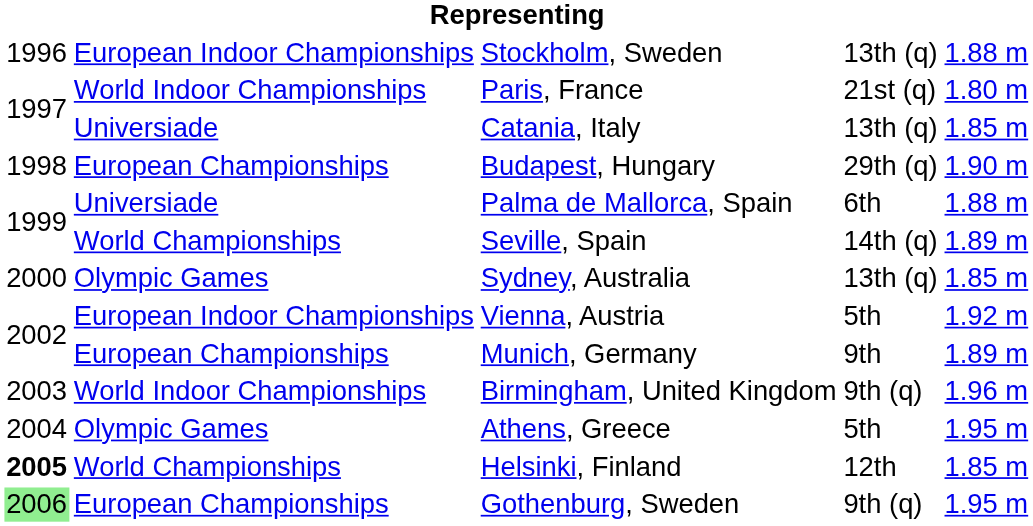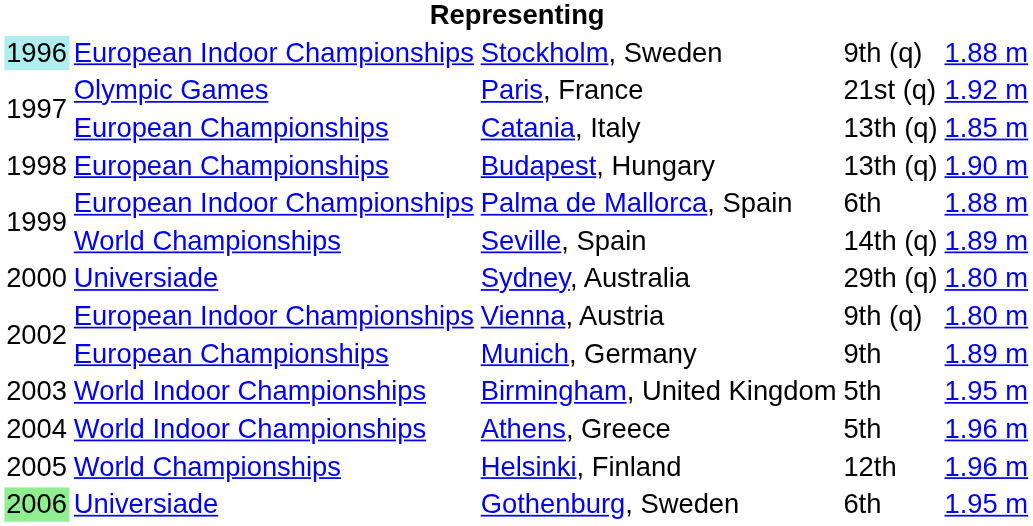(37, 52) no background -> (37, 52) paleturquoise background
(891, 52) 13th (q) -> (883, 52) 9th (q)
(250, 90) World Indoor Championships -> (171, 90) Olympic Games
(986, 90) 1.80 m -> (986, 90) 1.92 m
(146, 128) Universiade -> (231, 128) European Championships
(891, 165) 29th (q) -> (891, 165) 13th (q)
(146, 203) Universiade -> (274, 203) European Indoor Championships
(171, 278) Olympic Games -> (146, 278) Universiade
(891, 278) 13th (q) -> (891, 278) 29th (q)
(986, 278) 1.85 m -> (986, 278) 1.80 m
(862, 316) 5th -> (883, 316) 9th (q)
(986, 316) 1.92 m -> (986, 316) 1.80 m
(883, 391) 9th (q) -> (862, 391) 5th
(986, 391) 1.96 m -> (986, 391) 1.95 m
(171, 428) Olympic Games -> (250, 428) World Indoor Championships
(986, 428) 1.95 m -> (986, 428) 1.96 m
(37, 466) bold -> (37, 466) normal
(986, 466) 1.85 m -> (986, 466) 1.96 m
(231, 504) European Championships -> (146, 504) Universiade
(883, 504) 9th (q) -> (862, 504) 6th
